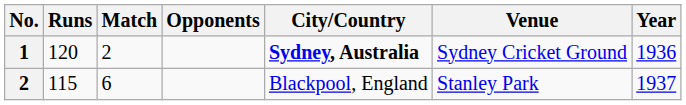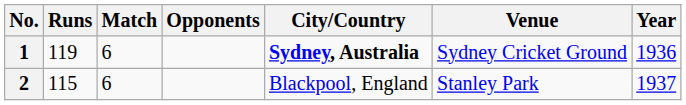(63, 52) 120 -> (63, 52) 119
(107, 52) 2 -> (107, 52) 6
